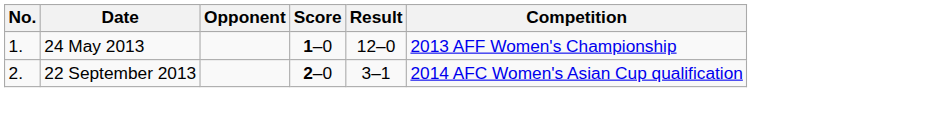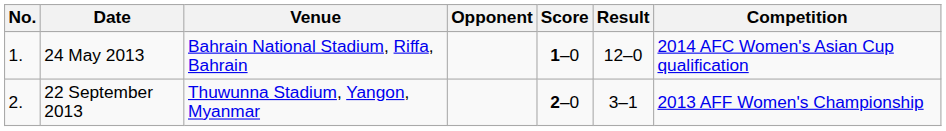+ column: (316, 18)
(543, 45) 2013 AFF Women's Championship -> (776, 55) 2014 AFC Women's Asian Cup qualification
(577, 73) 2014 AFC Women's Asian Cup qualification -> (791, 102) 2013 AFF Women's Championship
